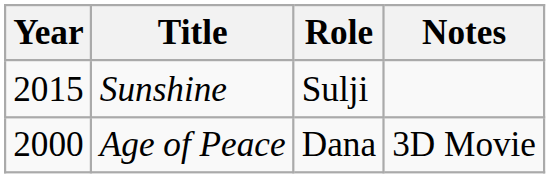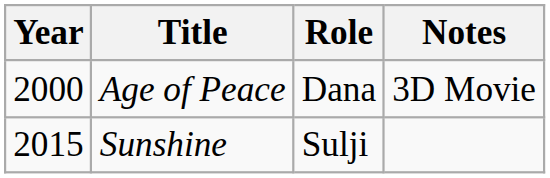rows swapped: (193, 144) <-> (163, 88)
